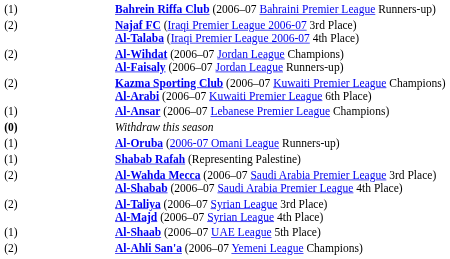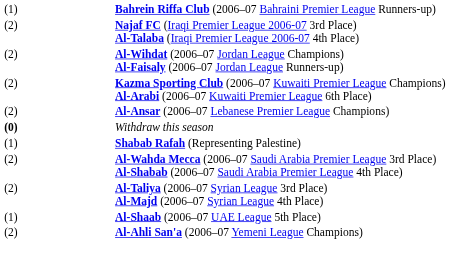(11, 112) (1) -> (11, 112) (2)
- row: (227, 143)
